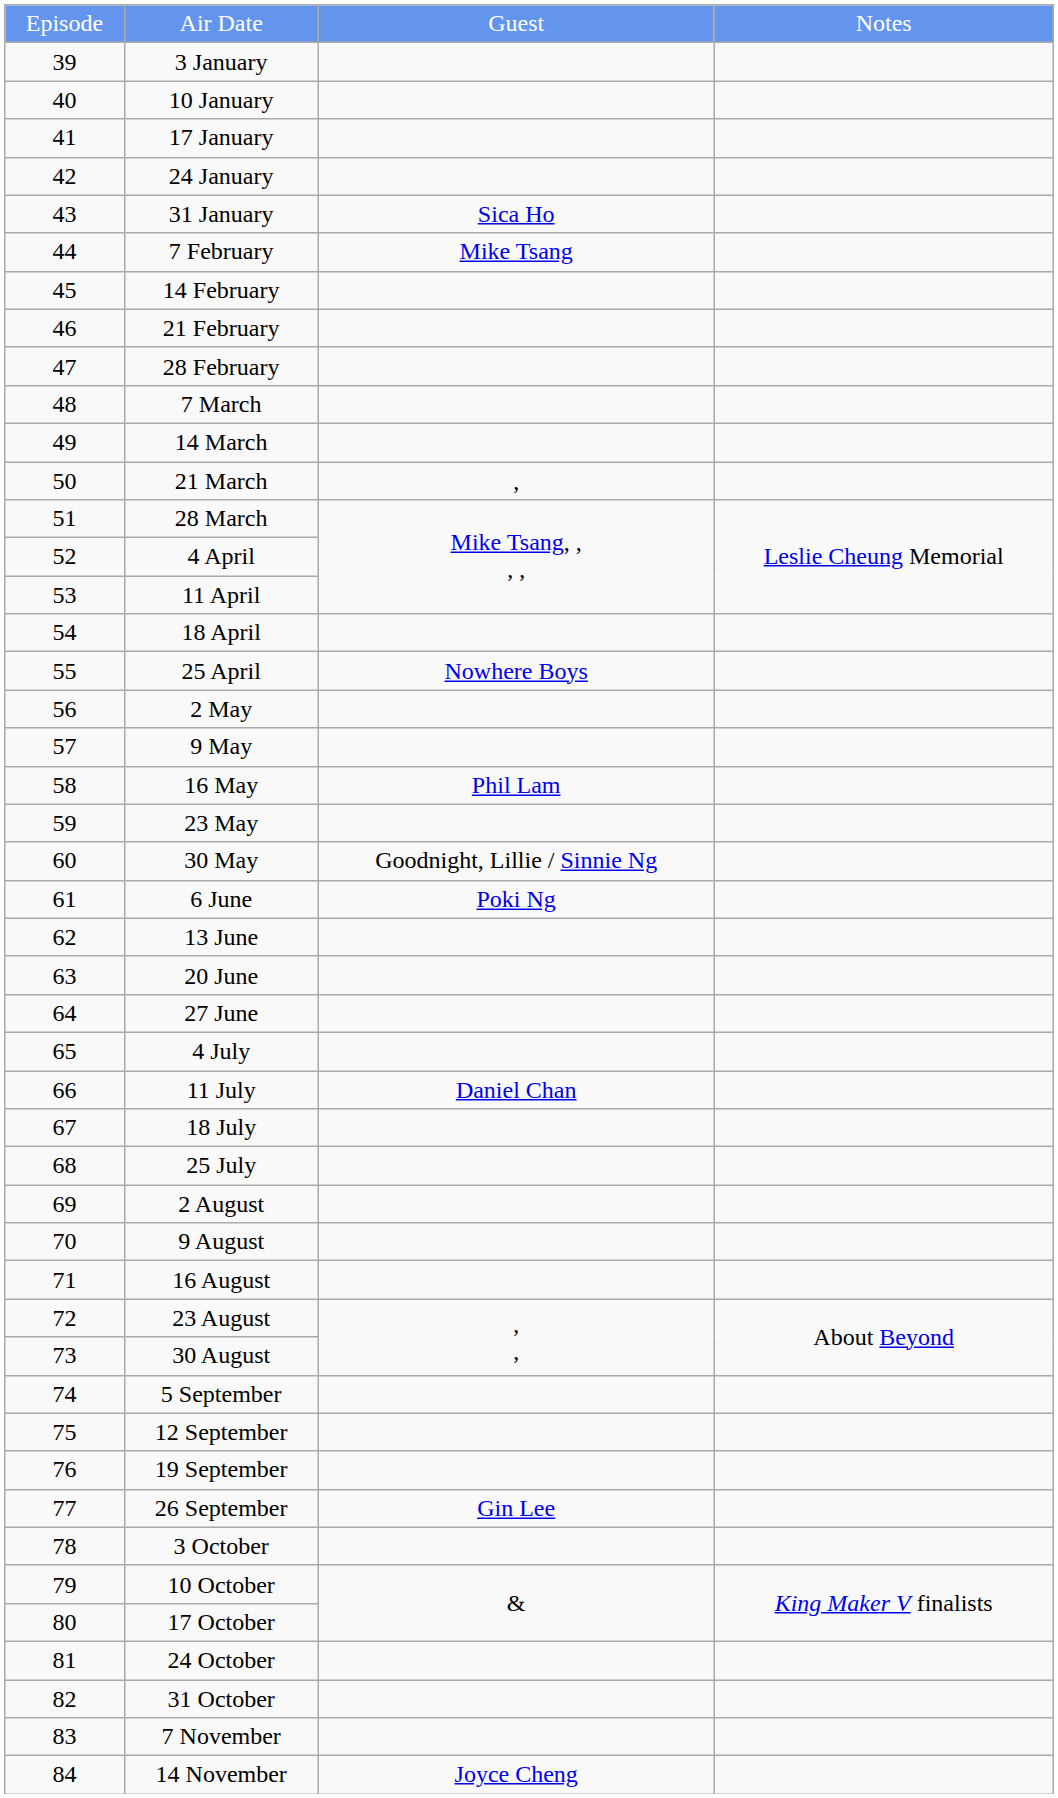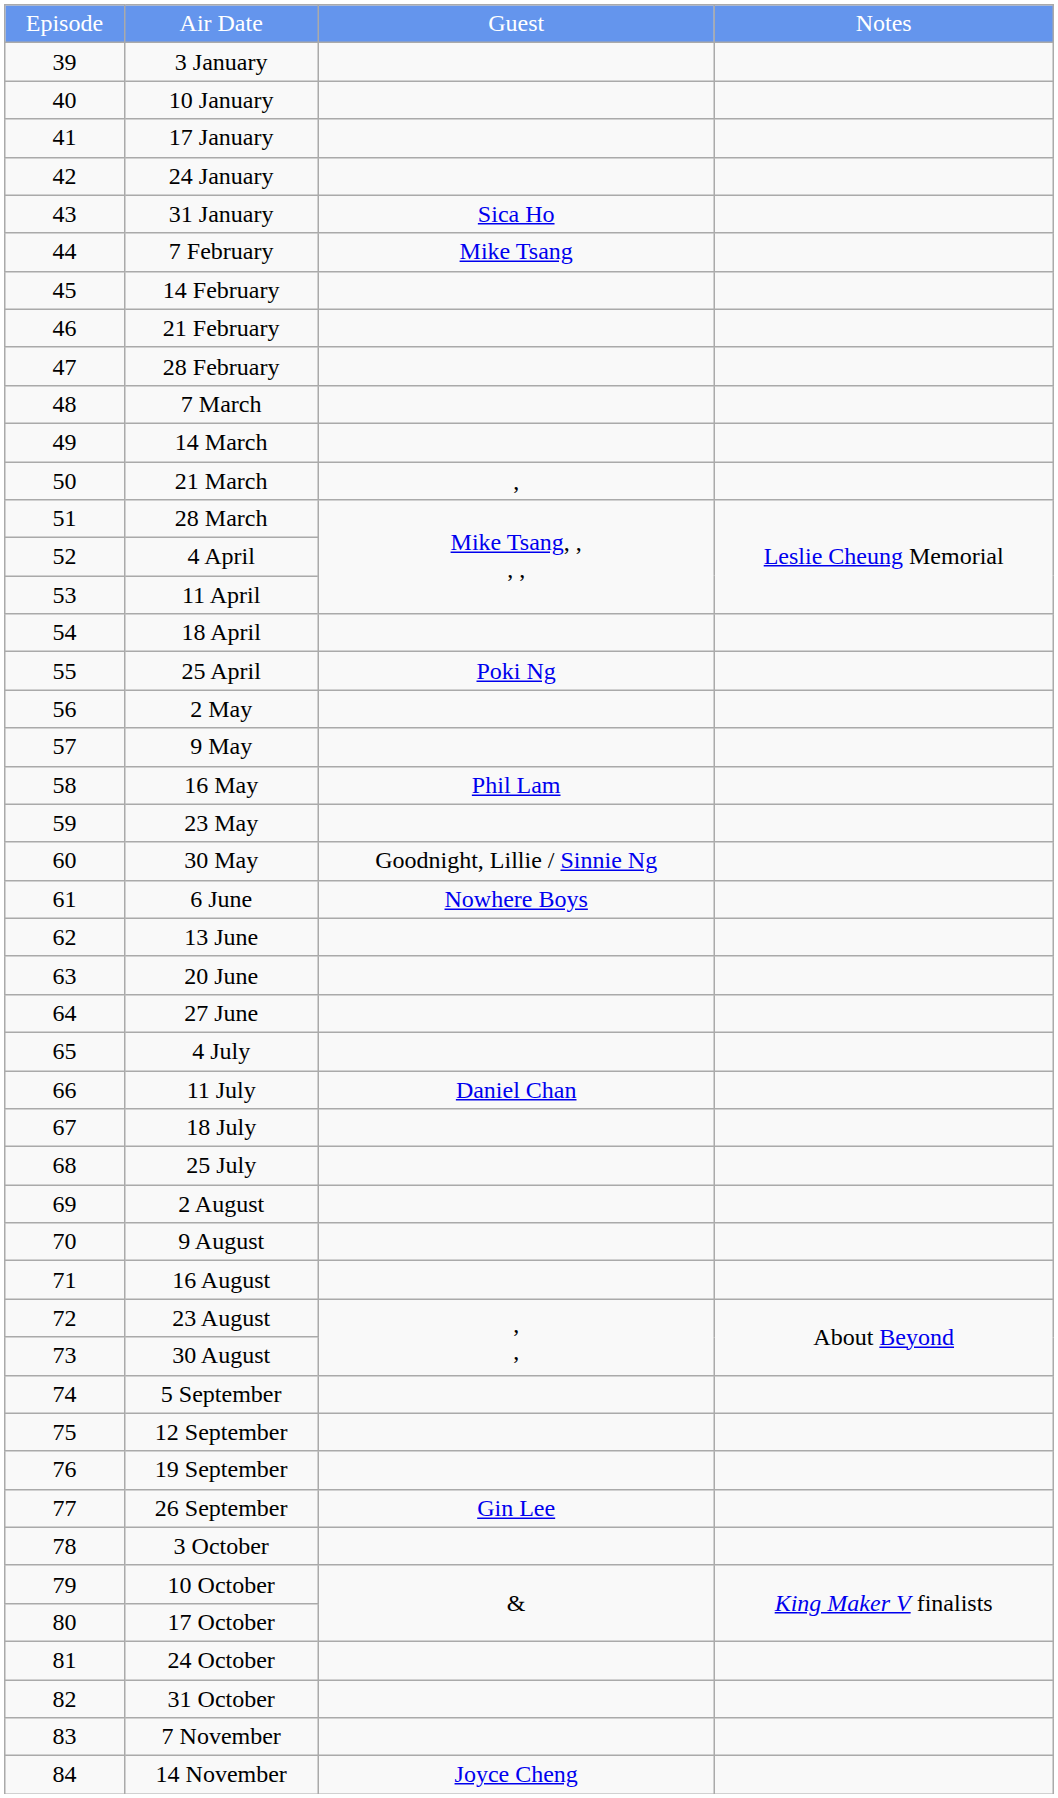(516, 670) Nowhere Boys -> (516, 670) Poki Ng
(516, 898) Poki Ng -> (516, 898) Nowhere Boys
